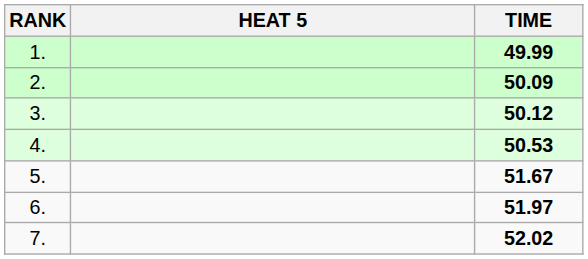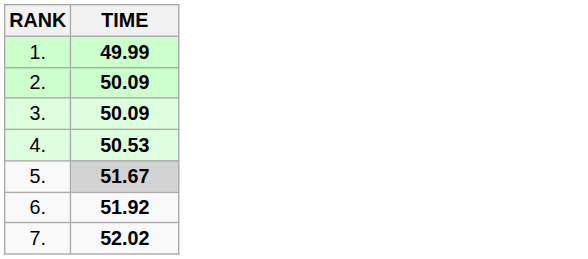- column: (273, 21)
(529, 114) 50.12 -> (125, 114) 50.09
(529, 176) no background -> (125, 176) lightgrey background
(529, 208) 51.97 -> (125, 208) 51.92
